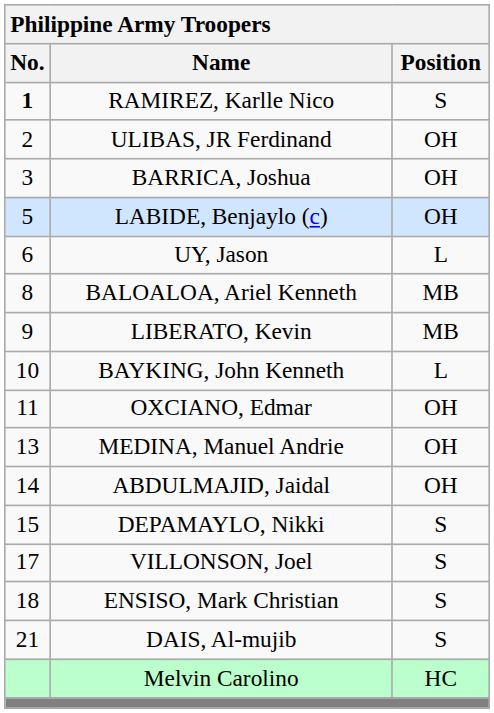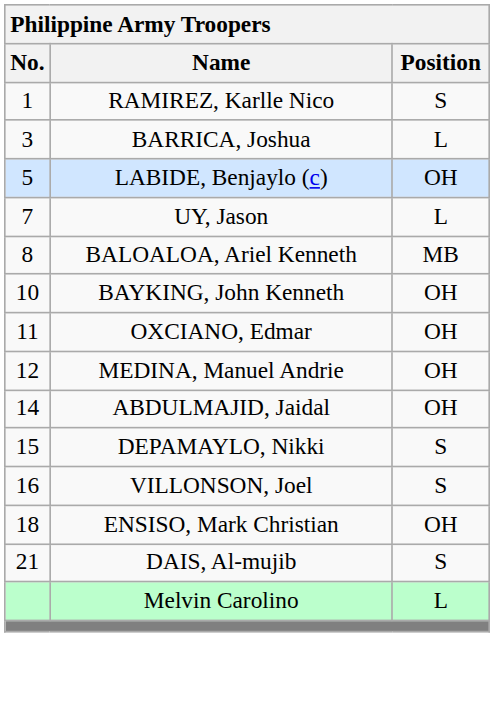(27, 101) bold -> (27, 101) normal
- row: (221, 139)
(441, 178) OH -> (441, 139) L
(27, 254) 6 -> (27, 216) 7
- row: (221, 331)
(441, 370) L -> (441, 293) OH
(27, 447) 13 -> (27, 370) 12
(27, 562) 17 -> (27, 485) 16
(441, 601) S -> (441, 524) OH
(441, 678) HC -> (441, 601) L
